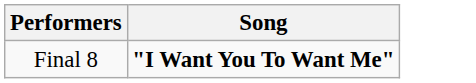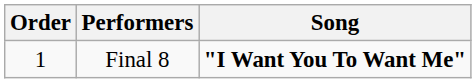+ column: (40, 22)
